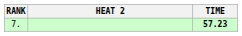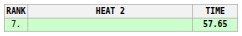(215, 24) 57.23 -> (215, 24) 57.65
